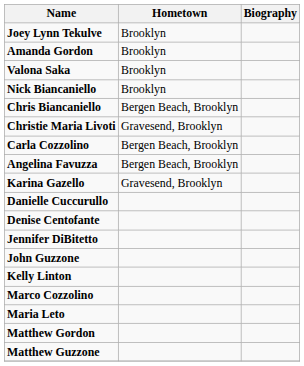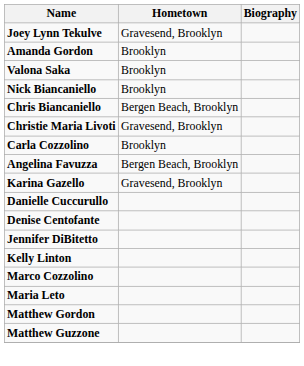(143, 32) Brooklyn -> (172, 32) Gravesend, Brooklyn
(180, 145) Bergen Beach, Brooklyn -> (143, 145) Brooklyn
- row: (43, 257)
